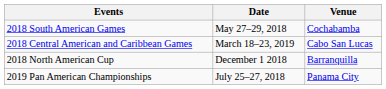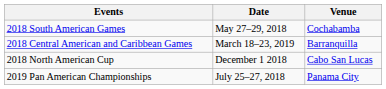(340, 44) Cabo San Lucas -> (332, 44) Barranquilla
(332, 60) Barranquilla -> (340, 60) Cabo San Lucas
